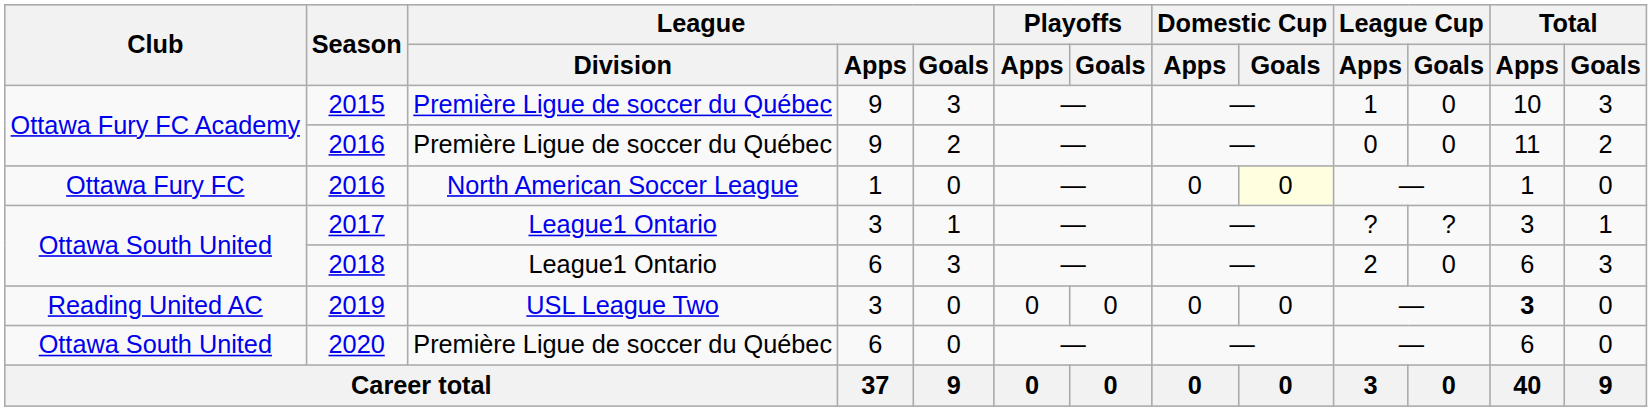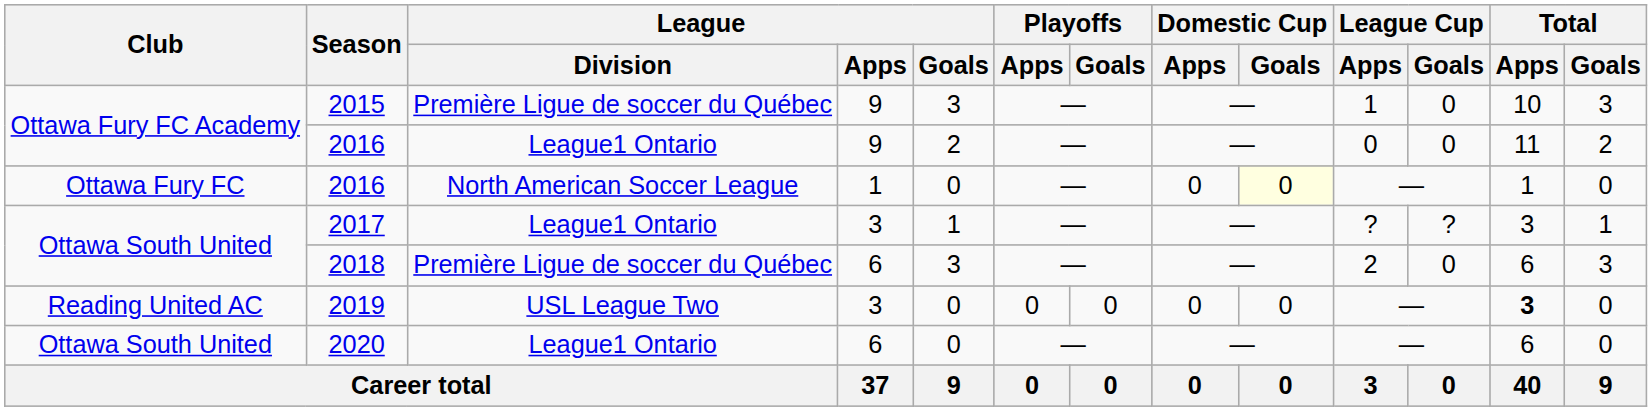(623, 144) Première Ligue de soccer du Québec -> (623, 144) League1 Ontario
(623, 265) League1 Ontario -> (623, 265) Première Ligue de soccer du Québec
(623, 345) Première Ligue de soccer du Québec -> (623, 345) League1 Ontario
